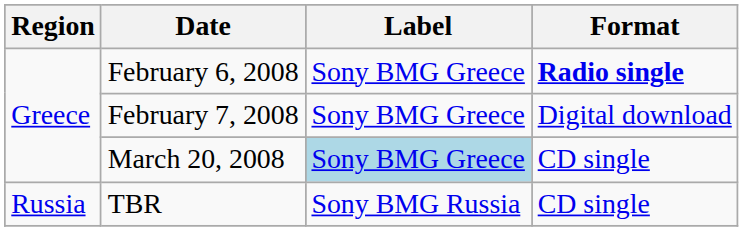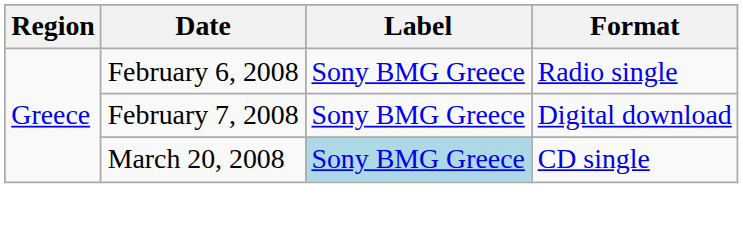(611, 70) bold -> (608, 70) normal
- row: (135, 203)
